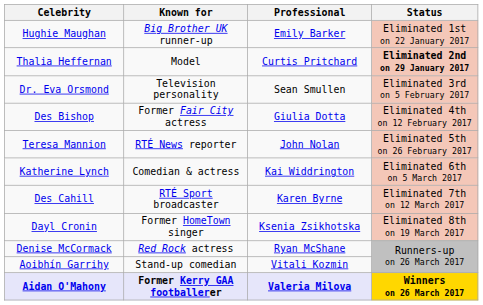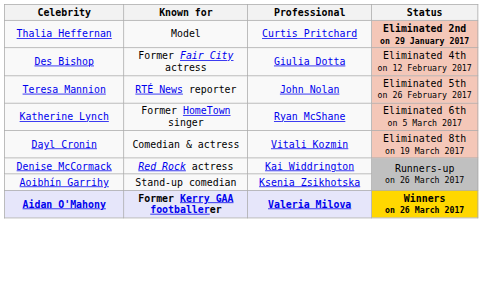- row: (64, 34)
- row: (64, 89)
(186, 172) Comedian & actress -> (186, 117) Former HomeTown singer
(310, 172) Kai Widdrington -> (310, 117) Ryan McShane
- row: (64, 199)
(186, 227) Former HomeTown singer -> (186, 144) Comedian & actress
(310, 227) Ksenia Zsikhotska -> (310, 144) Vitali Kozmin
(310, 249) Ryan McShane -> (310, 166) Kai Widdrington
(310, 265) Vitali Kozmin -> (310, 182) Ksenia Zsikhotska
